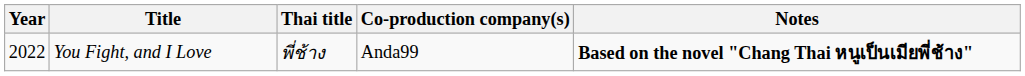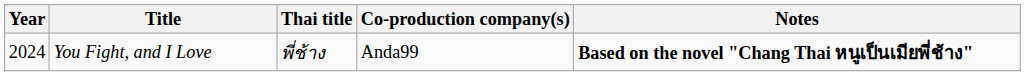(27, 51) 2022 -> (27, 51) 2024
